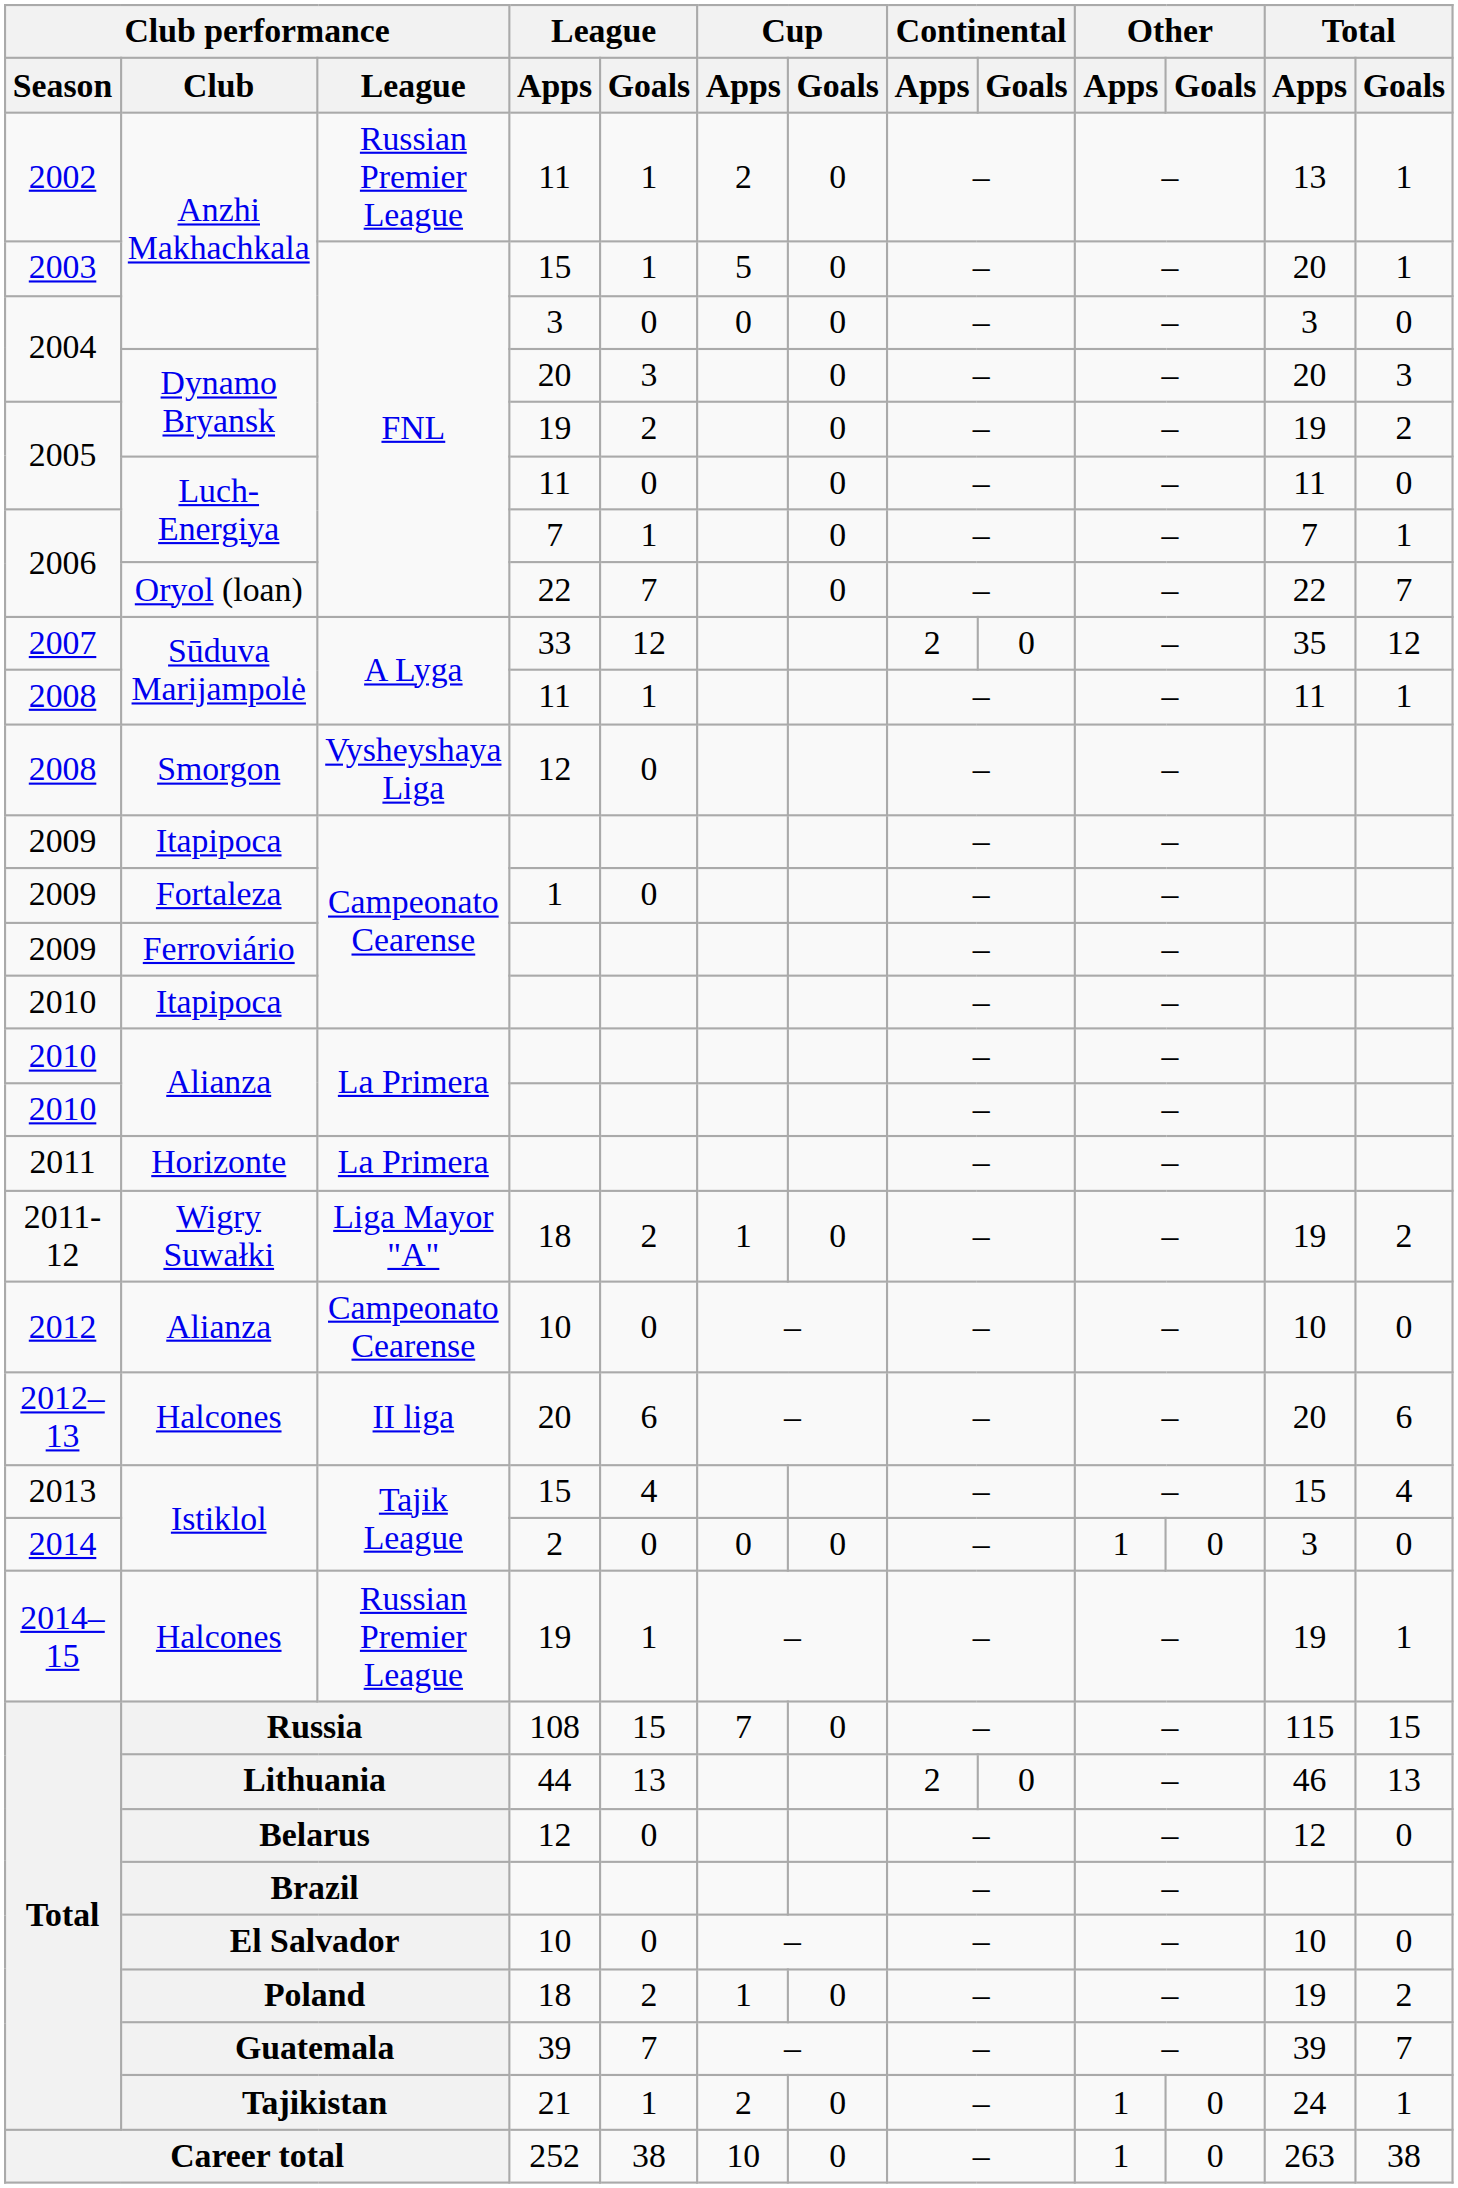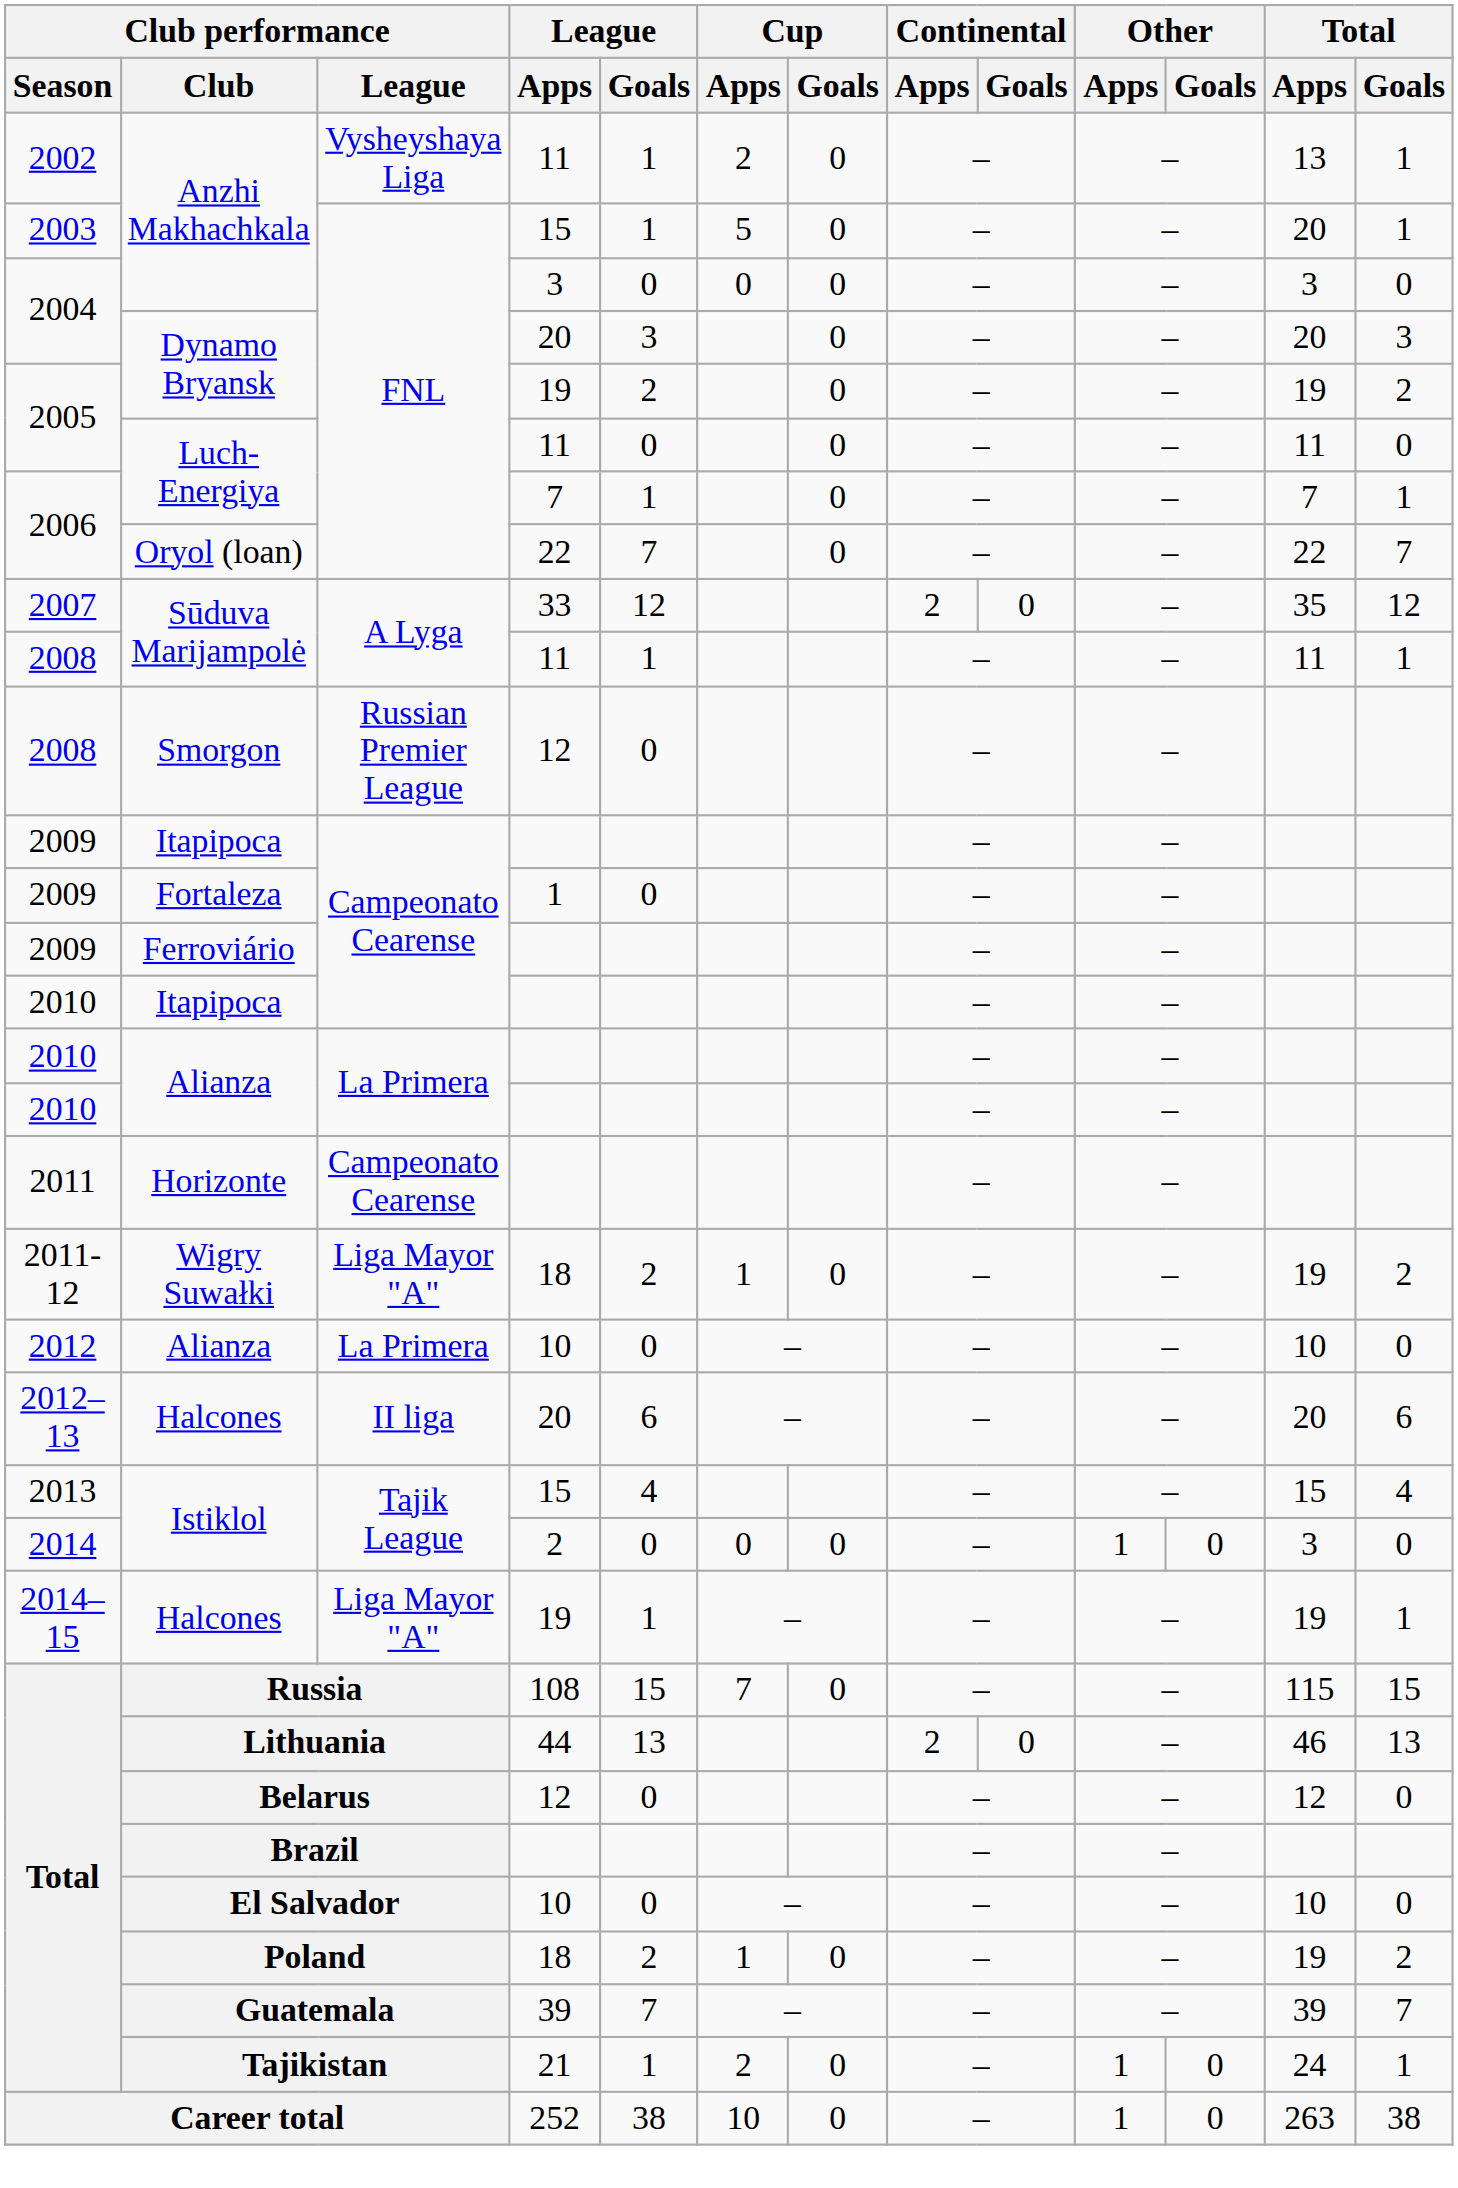(413, 176) Russian Premier League -> (413, 157) Vysheyshaya Liga
(413, 768) Vysheyshaya Liga -> (413, 749) Russian Premier League
(413, 1162) La Primera -> (413, 1181) Campeonato Cearense
(413, 1326) Campeonato Cearense -> (413, 1345) La Primera
(413, 1635) Russian Premier League -> (413, 1616) Liga Mayor "A"
